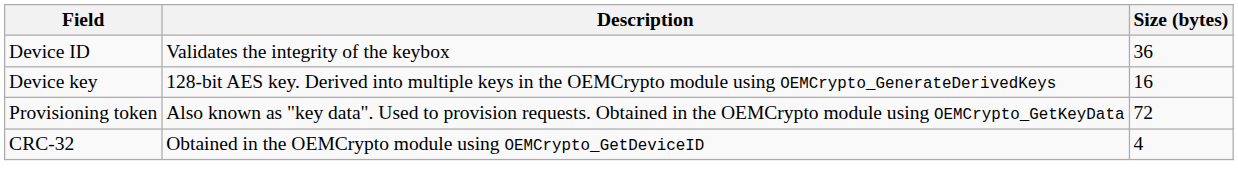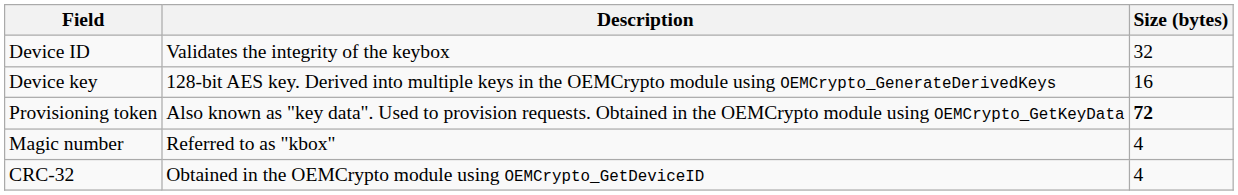(1143, 50) 36 -> (1143, 50) 32
(1143, 112) normal -> (1143, 112) bold
+ row: (66, 143)
